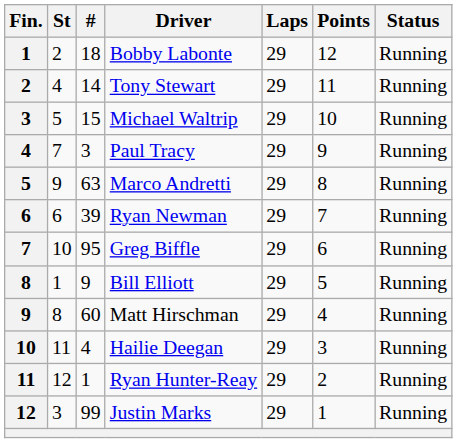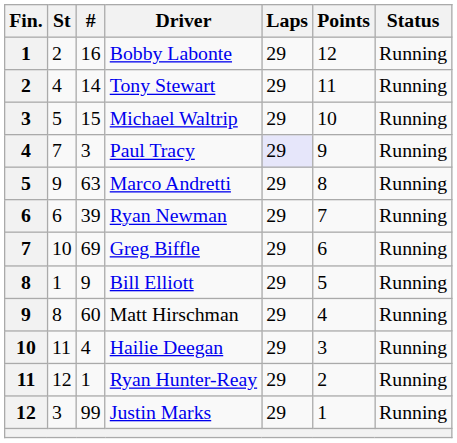(91, 53) 18 -> (91, 53) 16
(276, 151) no background -> (276, 151) lavender background
(91, 249) 95 -> (91, 249) 69
